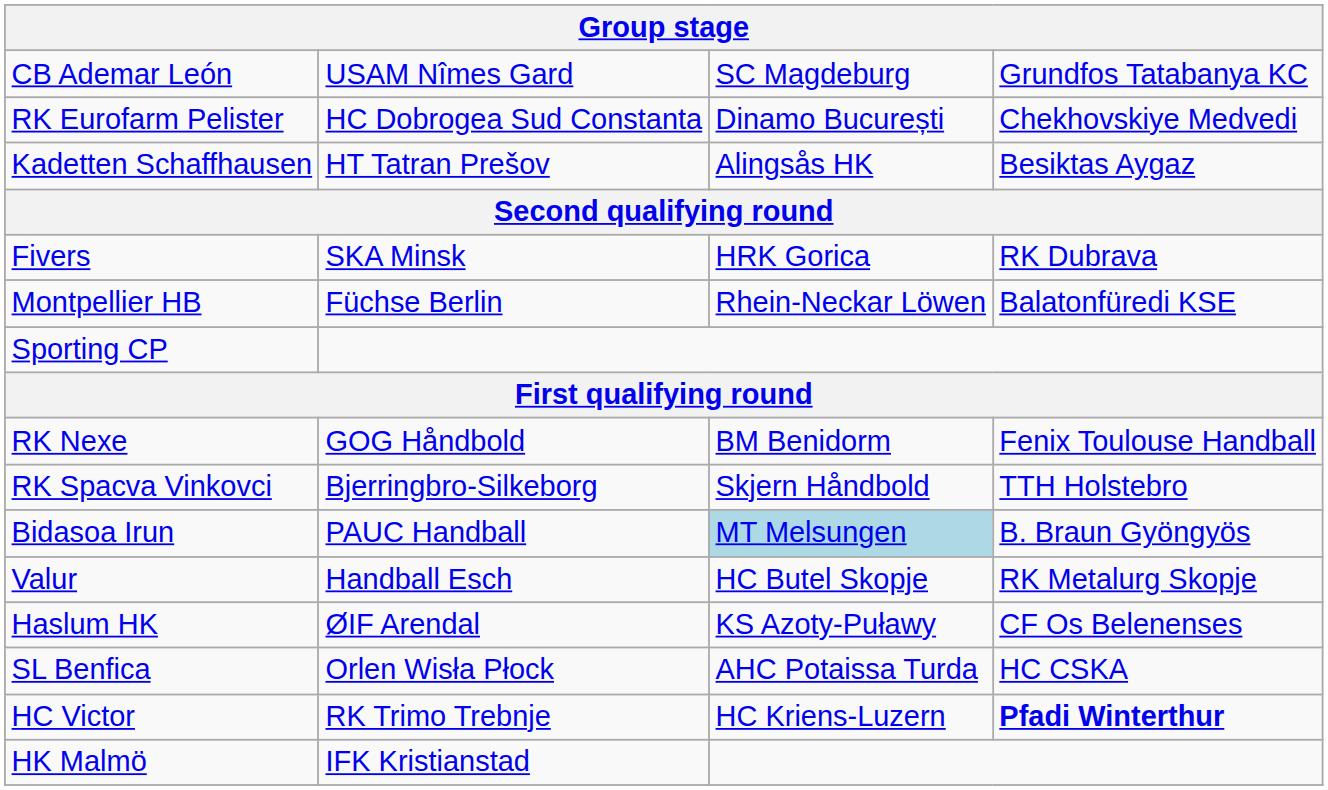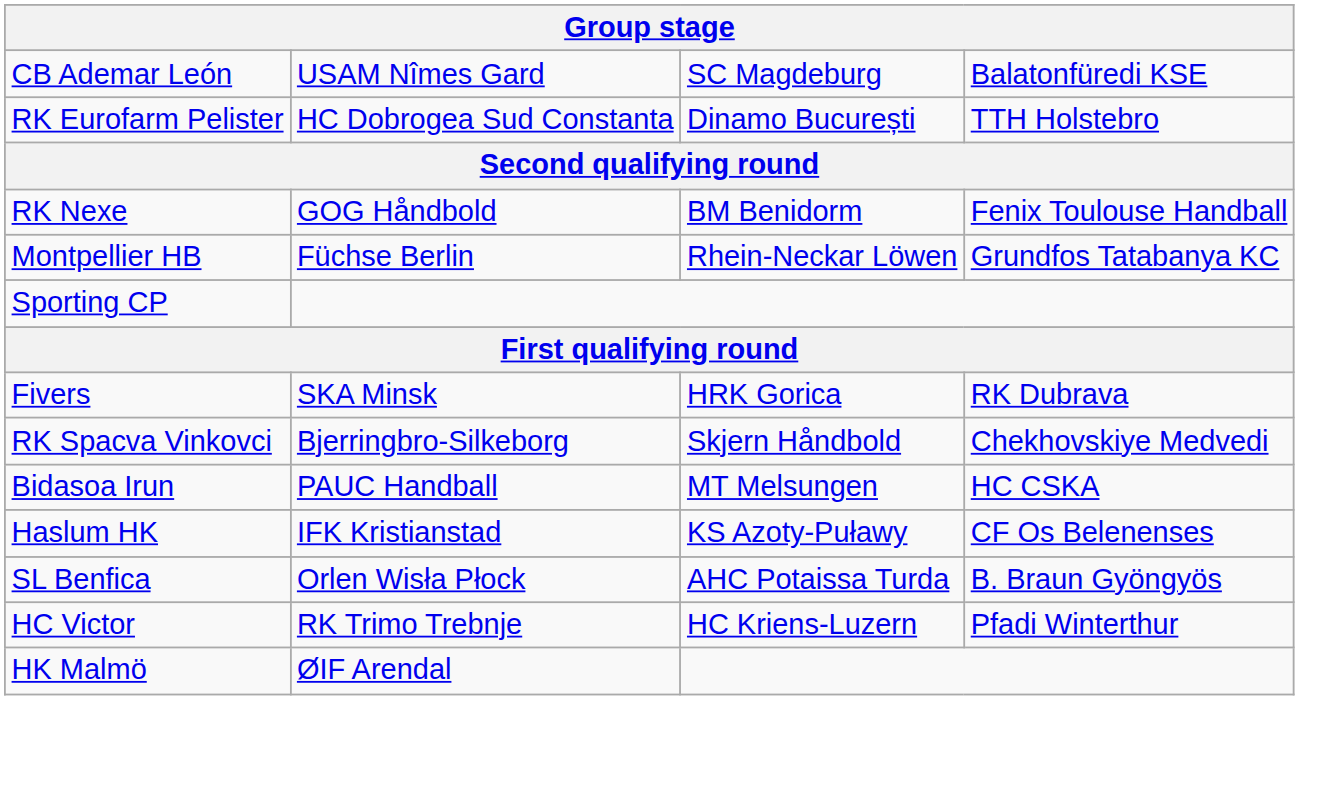(1154, 73) Grundfos Tatabanya KC -> (1089, 73) Balatonfüredi KSE
(1148, 119) Chekhovskiye Medvedi -> (1065, 119) TTH Holstebro
- row: (162, 165)
rows swapped: (70, 440) <-> (51, 257)
(1118, 303) Balatonfüredi KSE -> (1125, 257) Grundfos Tatabanya KC
(1093, 486) TTH Holstebro -> (1120, 440) Chekhovskiye Medvedi
(811, 532) lightblue background -> (782, 486) no background
(1125, 532) B. Braun Gyöngyös -> (1035, 486) HC CSKA
- row: (44, 578)
(403, 624) ØIF Arendal -> (399, 532) IFK Kristianstad
(1064, 670) HC CSKA -> (1096, 578) B. Braun Gyöngyös
(1112, 716) bold -> (1075, 624) normal
(428, 762) IFK Kristianstad -> (374, 670) ØIF Arendal
